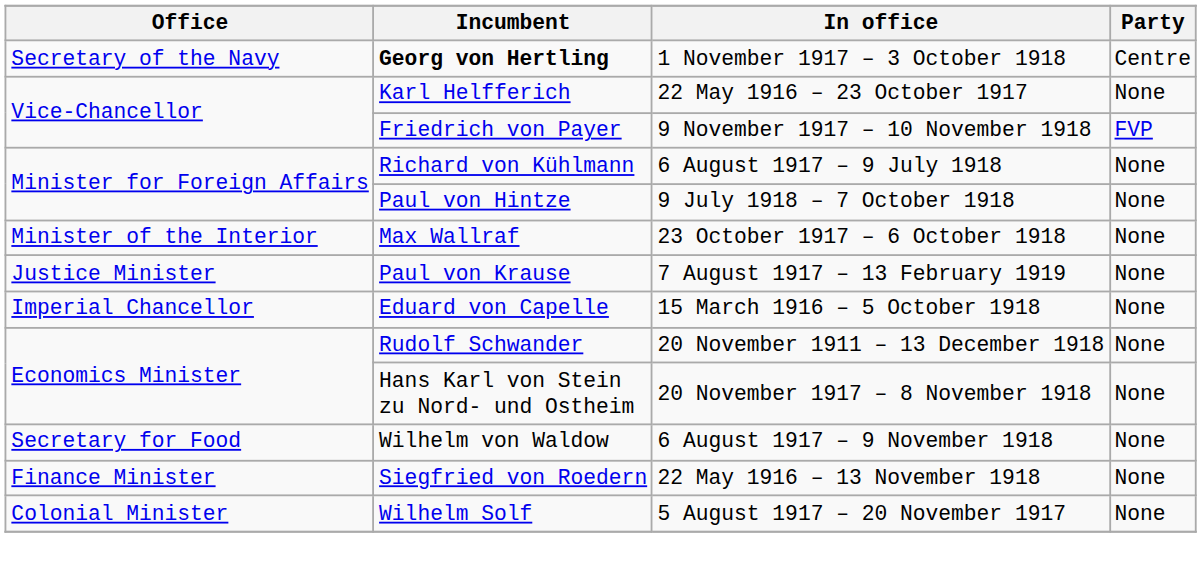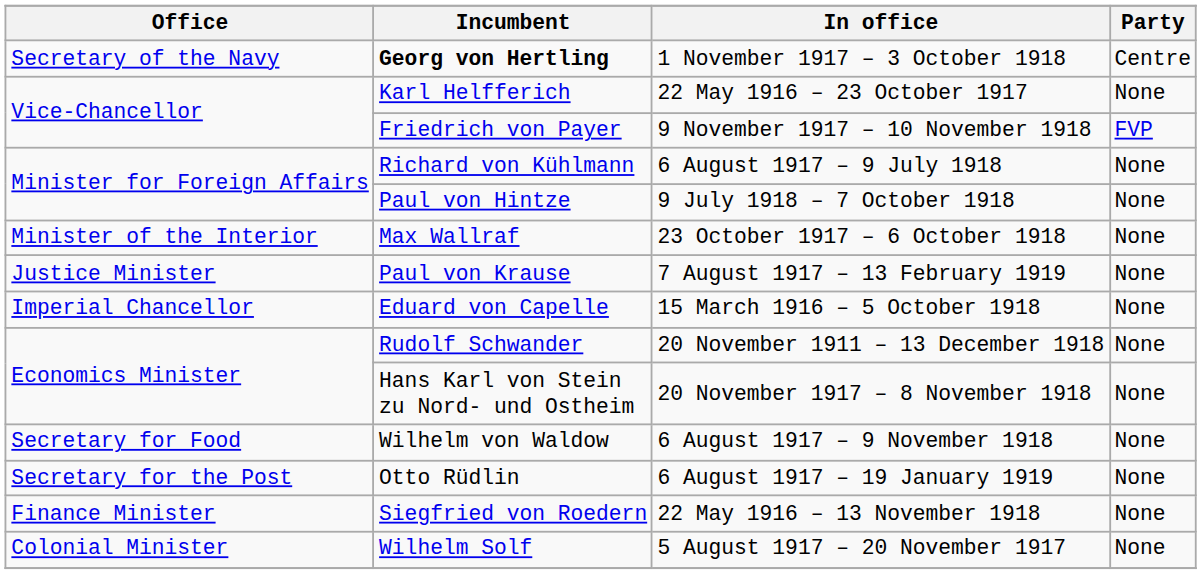+ row: (449, 478)
